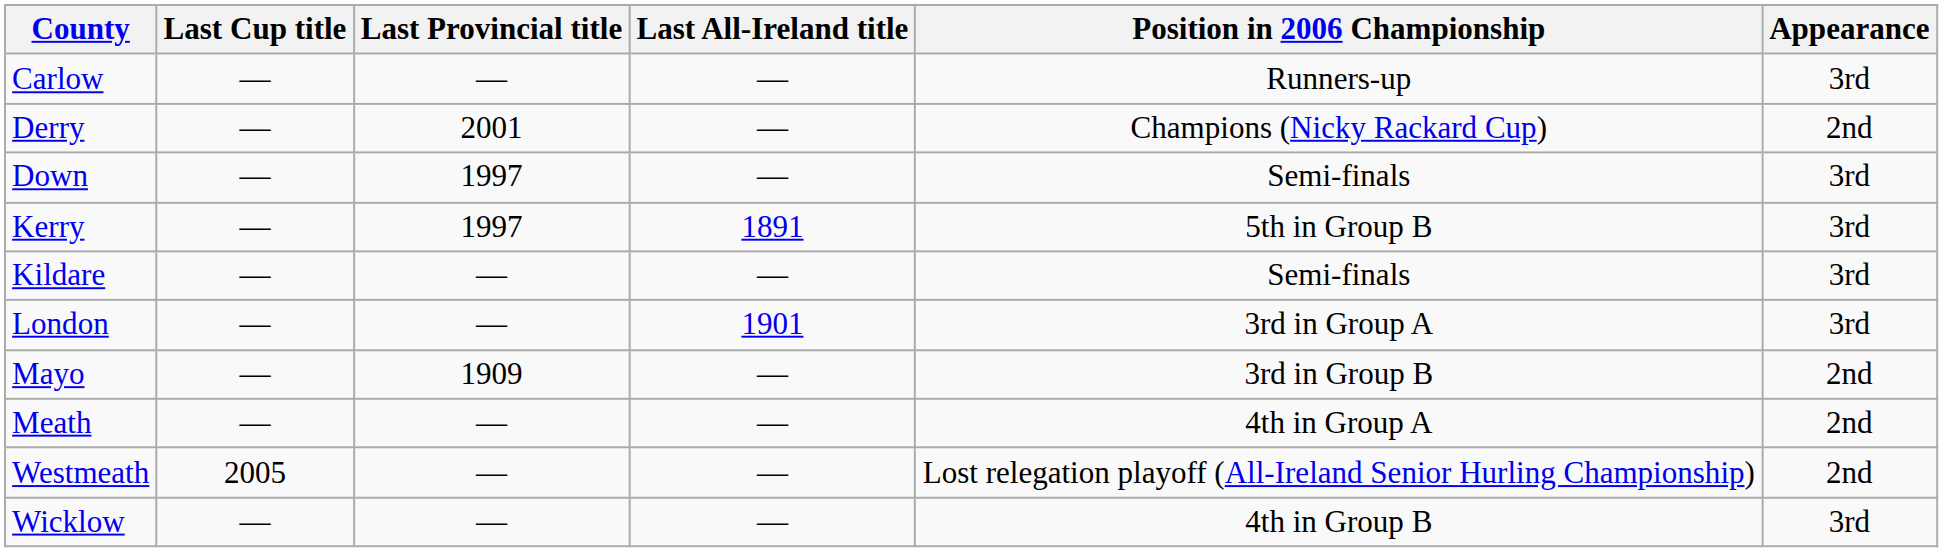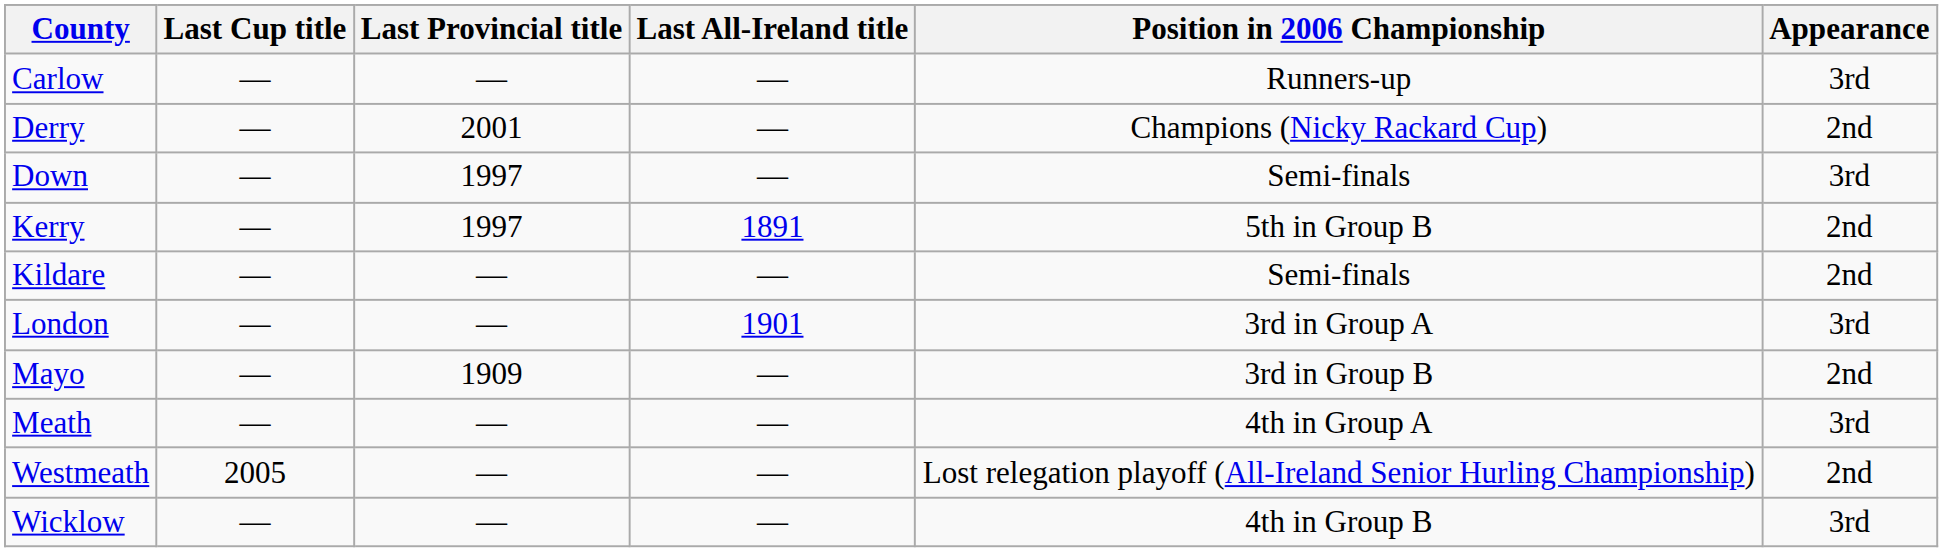(1849, 226) 3rd -> (1849, 226) 2nd
(1849, 275) 3rd -> (1849, 275) 2nd
(1849, 422) 2nd -> (1849, 422) 3rd
